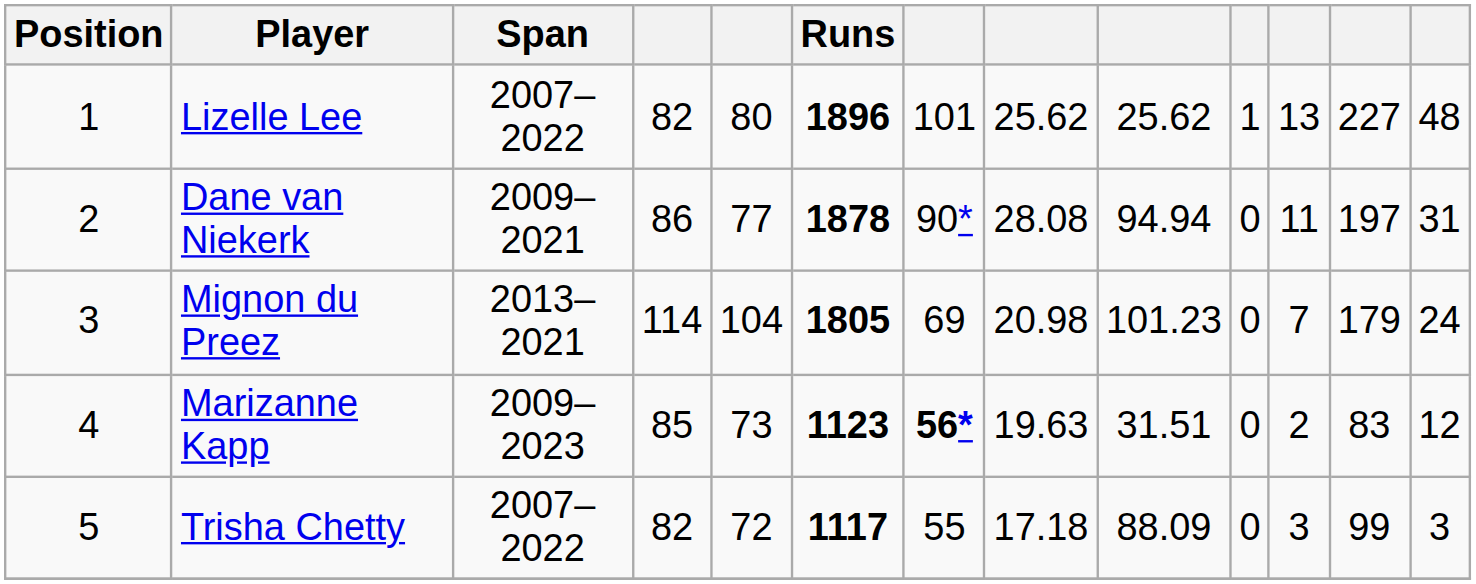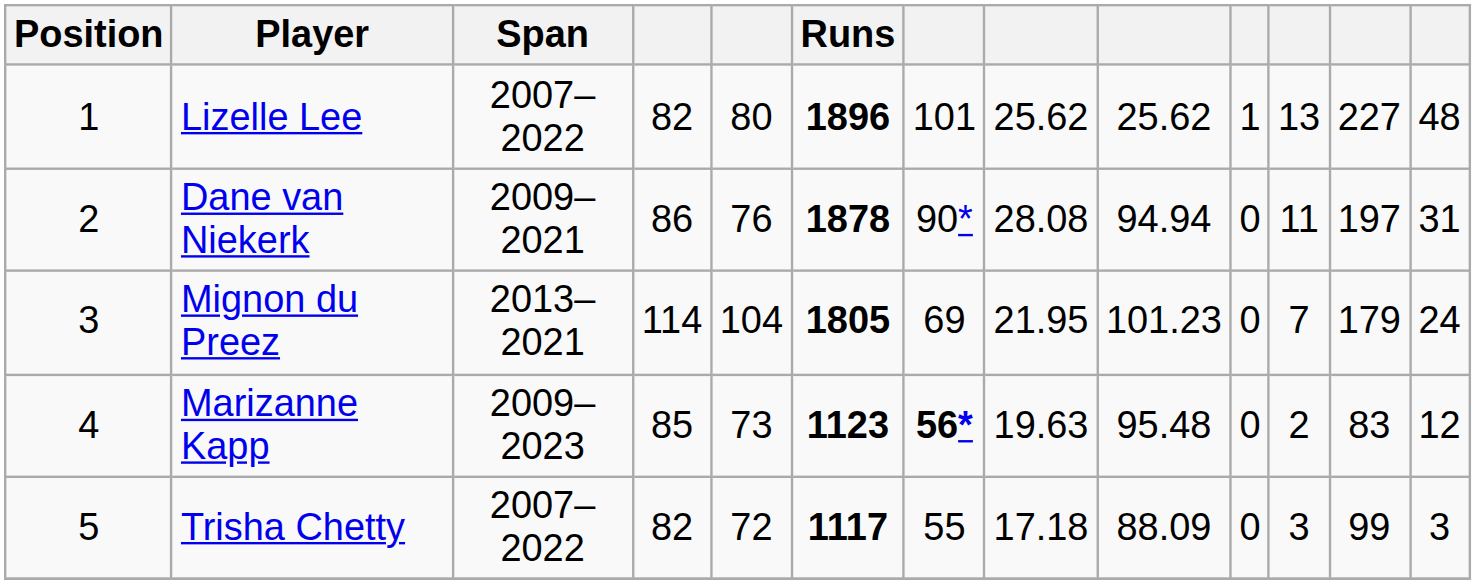(751, 218) 77 -> (751, 218) 76
(1041, 321) 20.98 -> (1041, 321) 21.95
(1164, 424) 31.51 -> (1164, 424) 95.48
